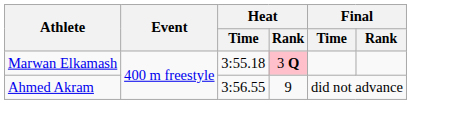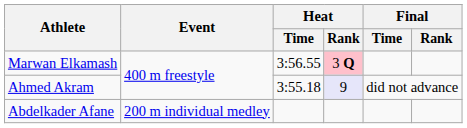(243, 63) 3:55.18 -> (299, 63) 3:56.55
(243, 87) 3:56.55 -> (299, 87) 3:55.18
(288, 87) no background -> (343, 87) lavender background
+ row: (61, 111)
